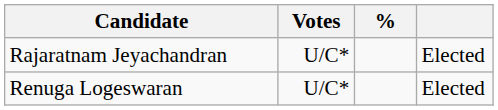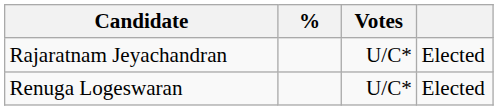columns swapped: (316, 21) <-> (385, 21)
